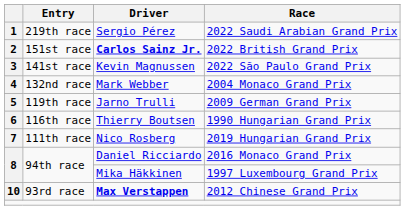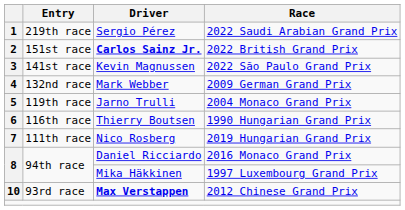(279, 85) 2004 Monaco Grand Prix -> (279, 85) 2009 German Grand Prix
(279, 102) 2009 German Grand Prix -> (279, 102) 2004 Monaco Grand Prix
